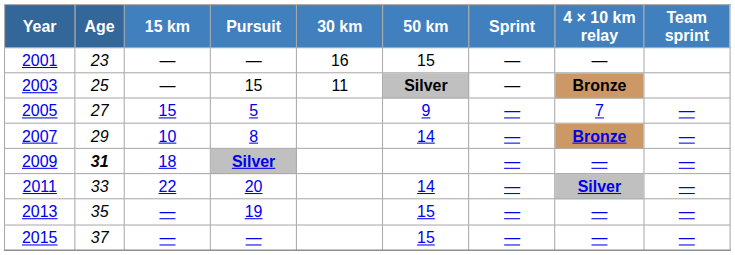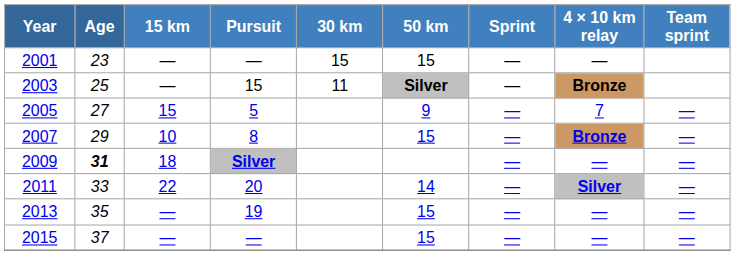(340, 60) 16 -> (340, 60) 15
(426, 136) 14 -> (426, 136) 15
